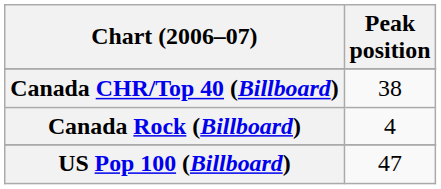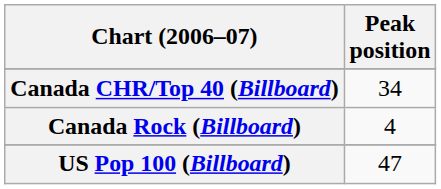(390, 88) 38 -> (390, 88) 34
